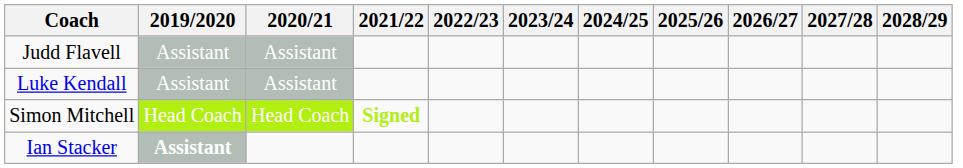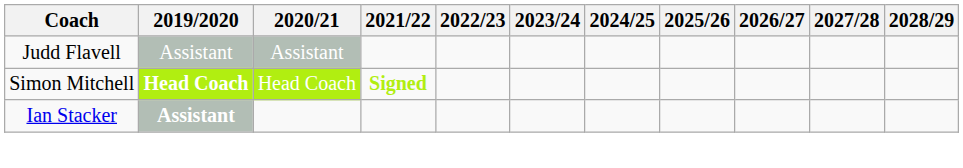- row: (72, 83)
(193, 115) normal -> (196, 83) bold
